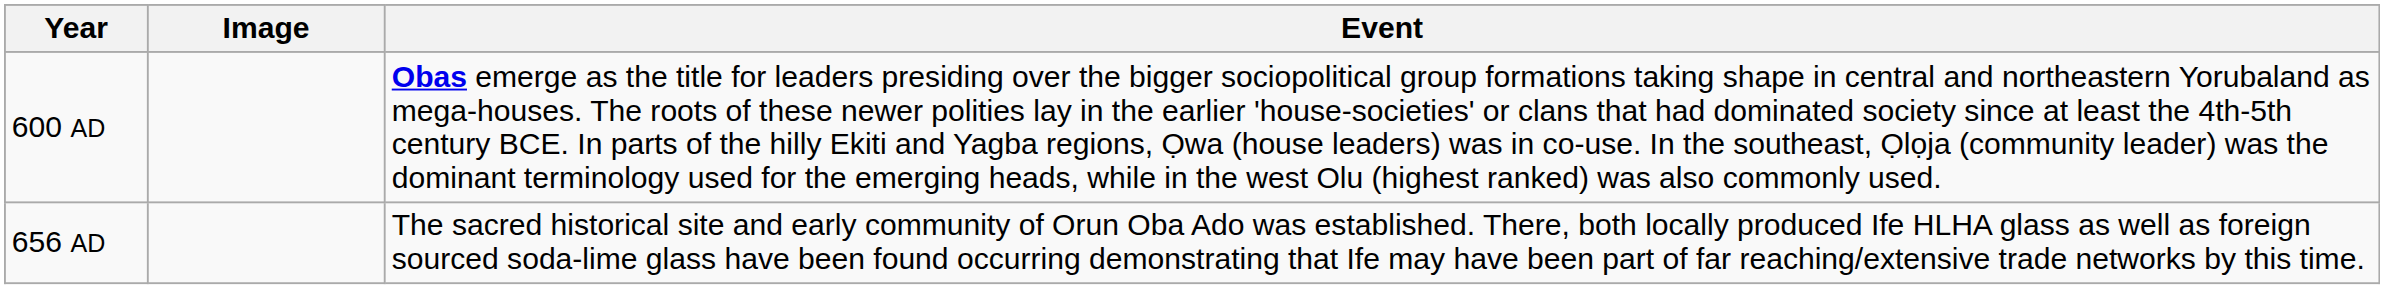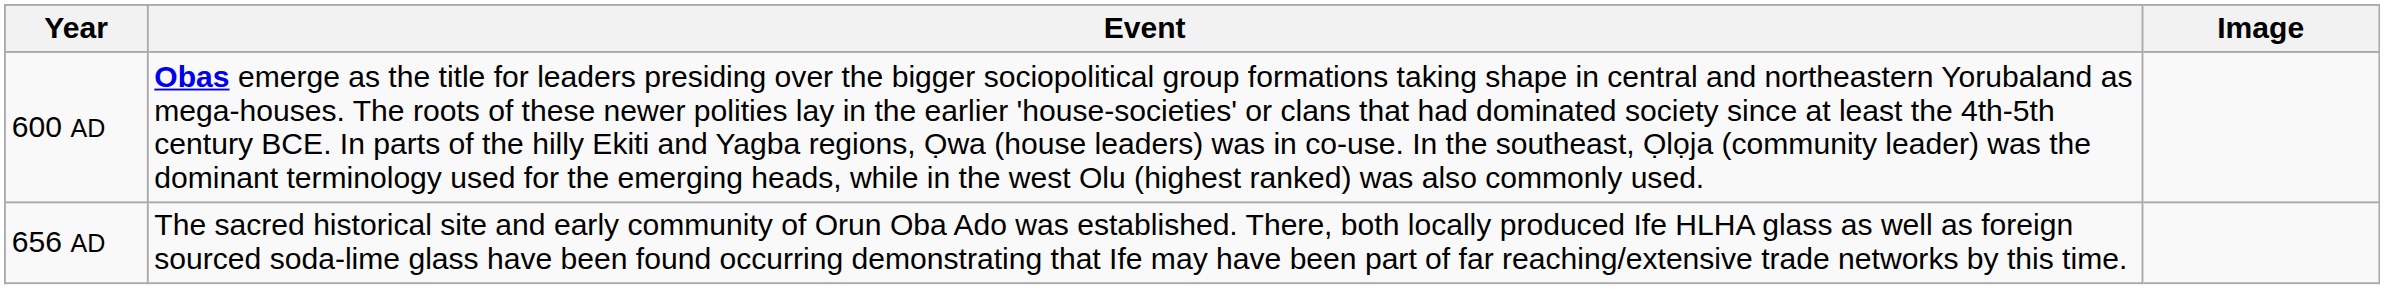columns swapped: (266, 28) <-> (1382, 28)
